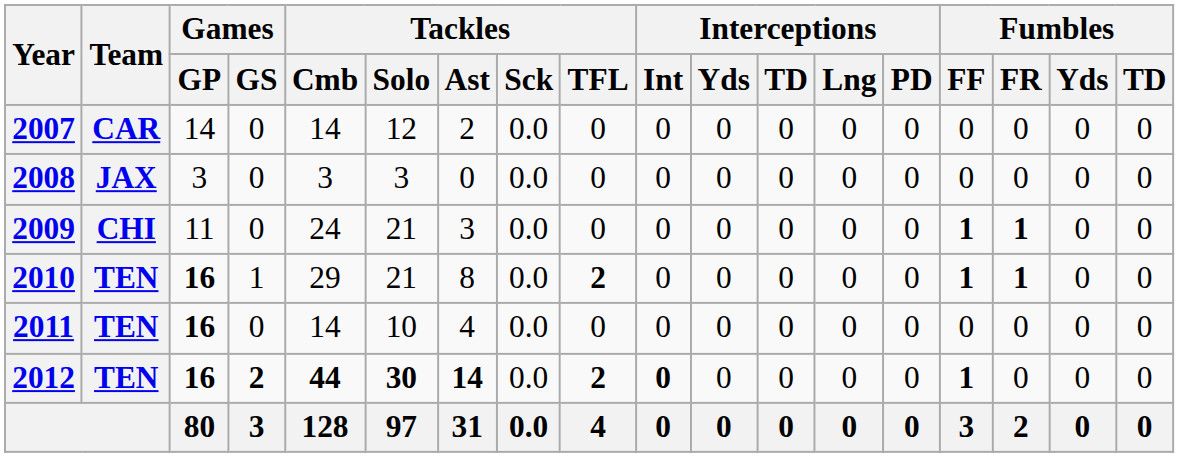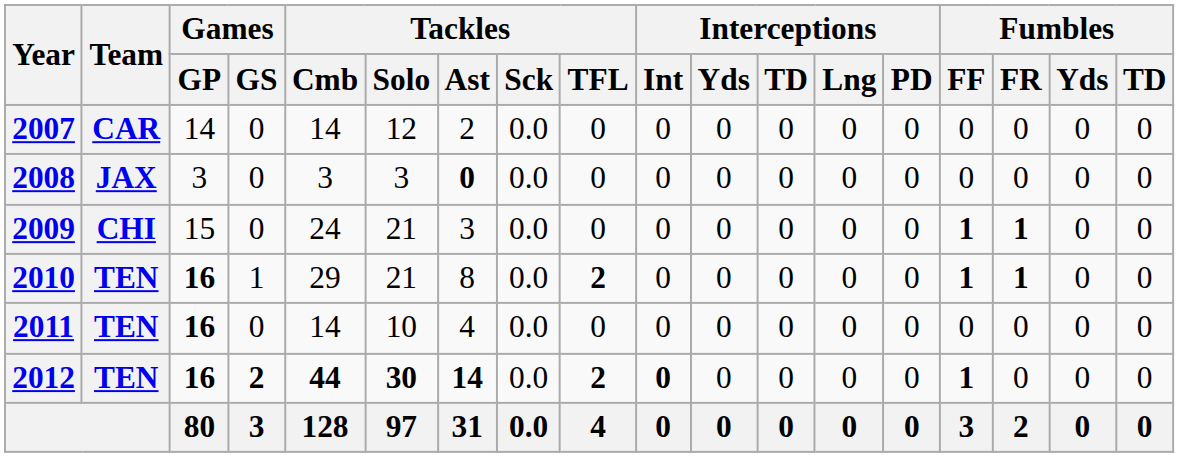(467, 178) normal -> (467, 178) bold
(199, 228) 11 -> (199, 228) 15
